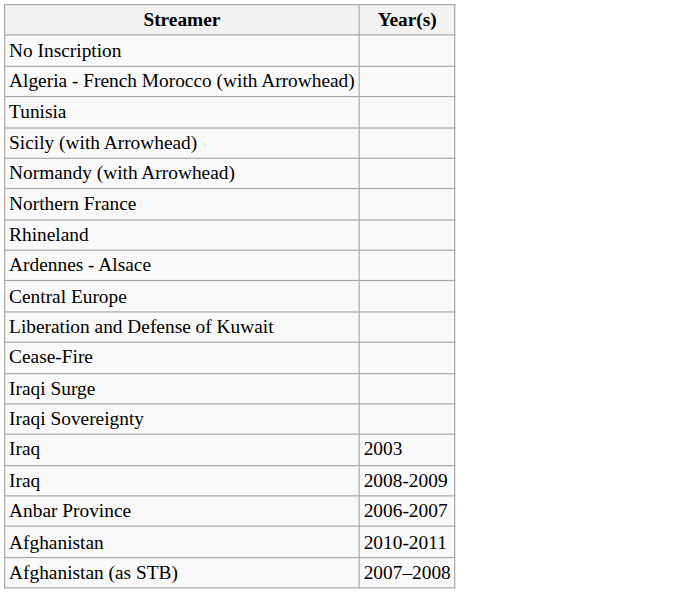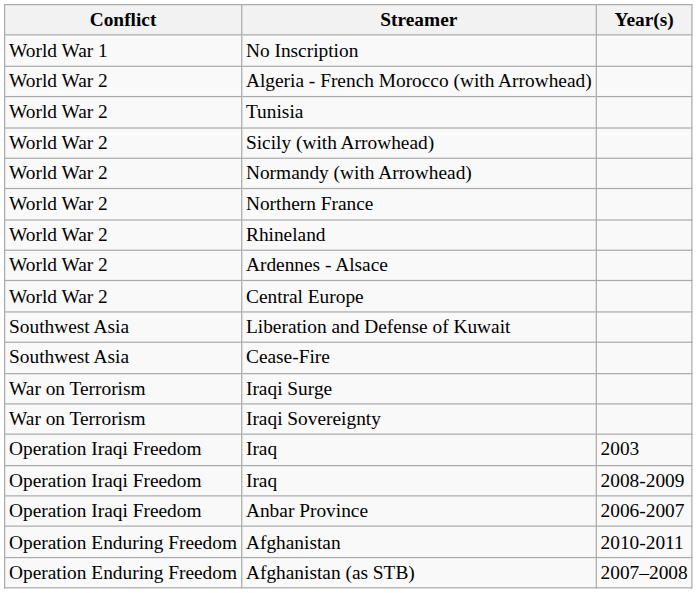+ column: (123, 19)
